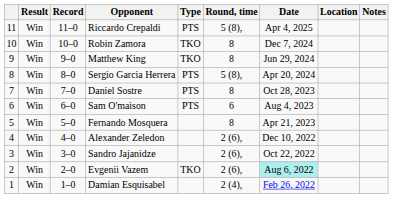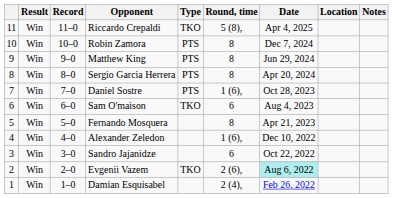(190, 28) PTS -> (190, 28) TKO
(190, 43) TKO -> (190, 43) PTS
(190, 59) TKO -> (190, 59) PTS
(232, 75) 5 (8), -> (232, 75) 8
(232, 91) 8 -> (232, 91) 1 (6),
(190, 106) PTS -> (190, 106) TKO
(232, 138) 2 (6), -> (232, 138) 1 (6),
(232, 153) 2 (6), -> (232, 153) 6
